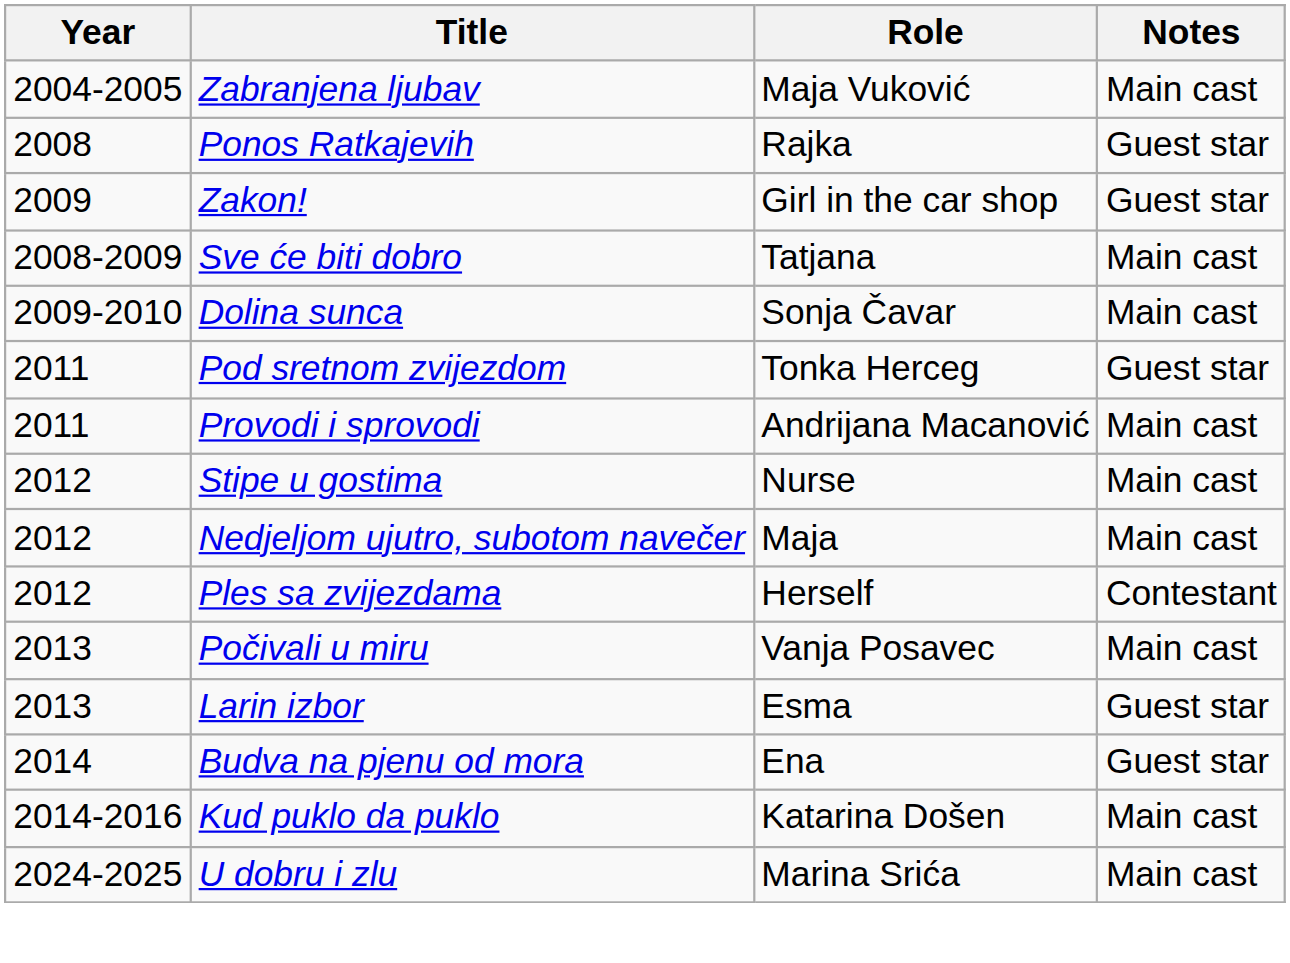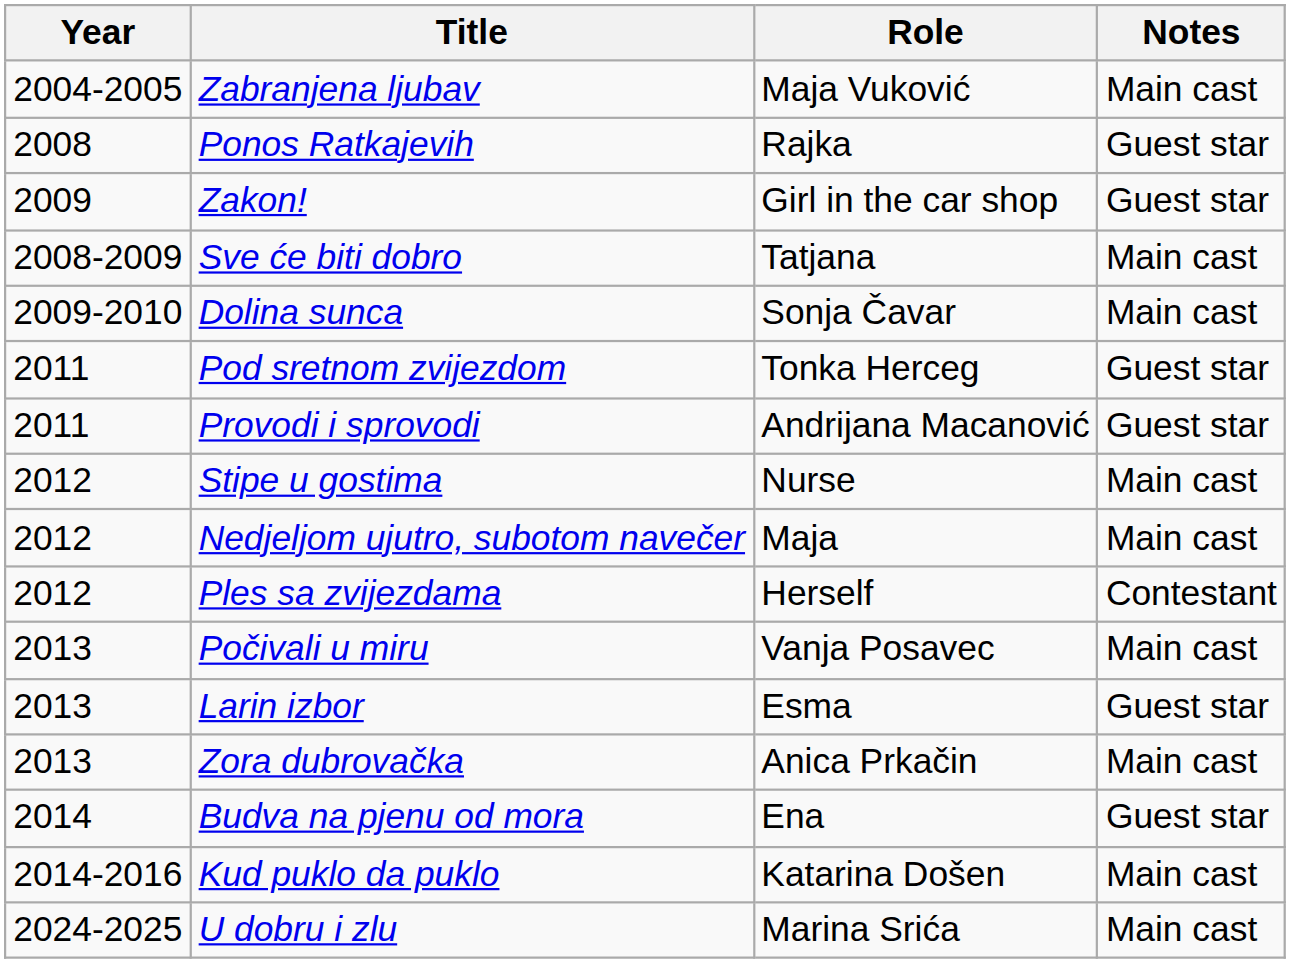(1182, 425) Main cast -> (1187, 425) Guest star
+ row: (331, 761)
